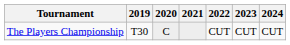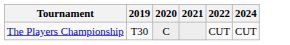- column: (246, 13)
